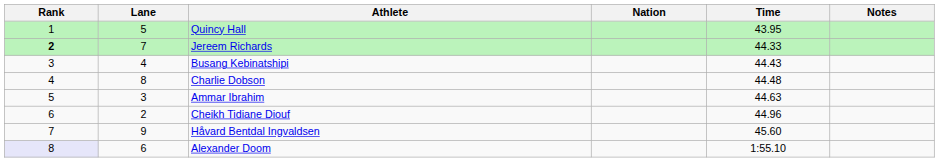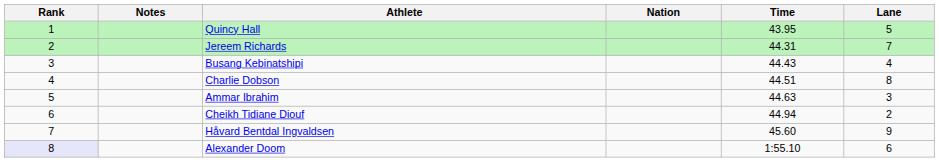columns swapped: (143, 13) <-> (882, 13)
(51, 47) bold -> (51, 47) normal
(768, 47) 44.33 -> (782, 47) 44.31
(768, 81) 44.48 -> (782, 81) 44.51
(768, 115) 44.96 -> (782, 115) 44.94
